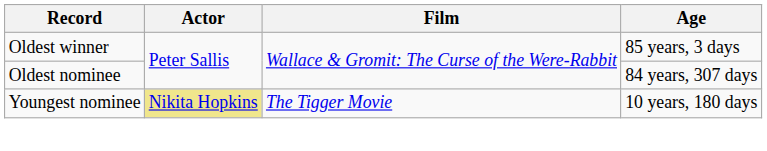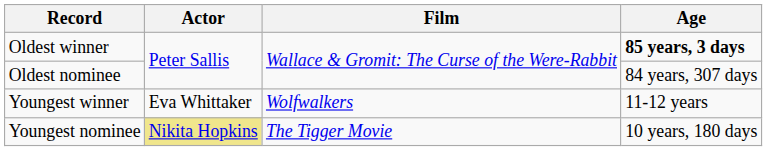(682, 46) normal -> (685, 46) bold
+ row: (69, 103)
